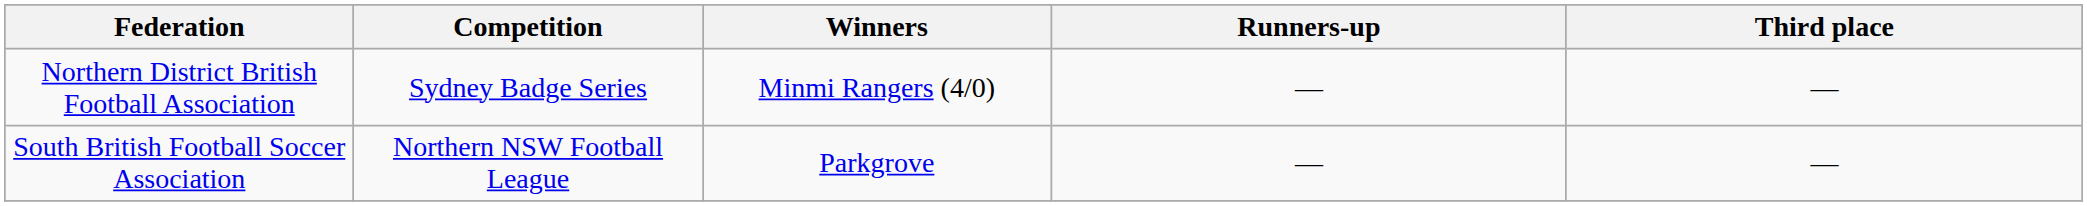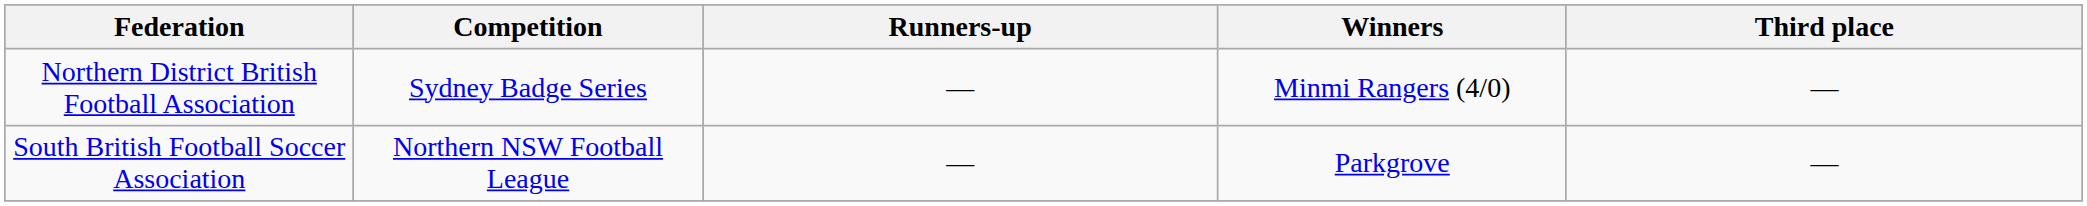columns swapped: (877, 26) <-> (1309, 26)
